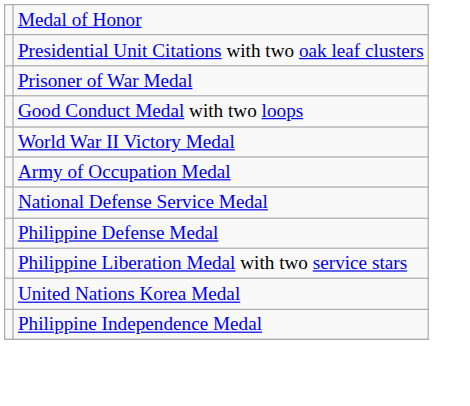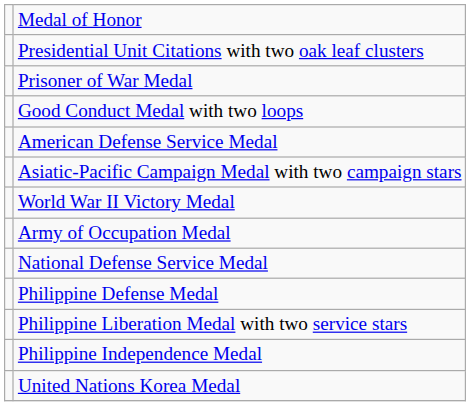+ row: (148, 141)
+ row: (240, 171)
rows swapped: (140, 324) <-> (129, 293)
